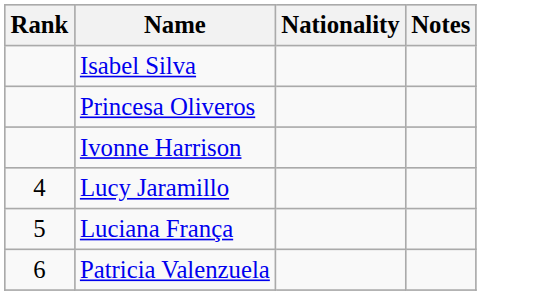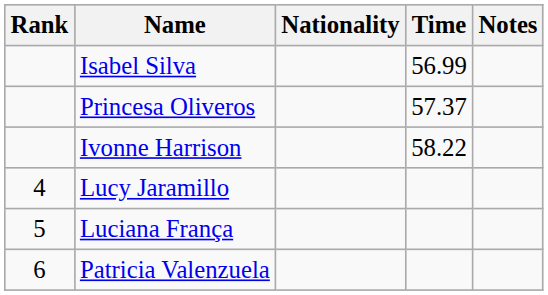+ column: (439, 25)
